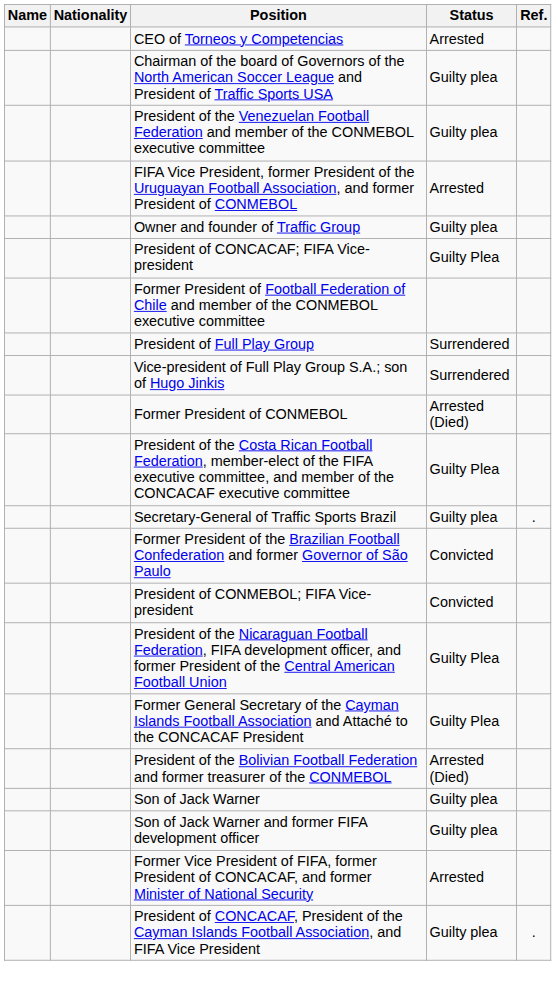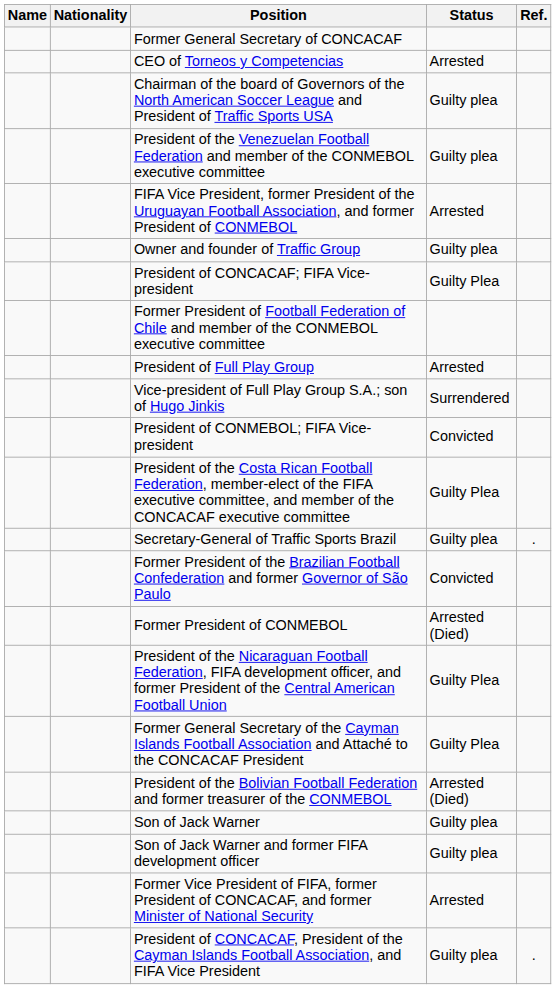+ row: (268, 38)
(470, 344) Surrendered -> (457, 367) Arrested
rows swapped: (241, 414) <-> (253, 602)
